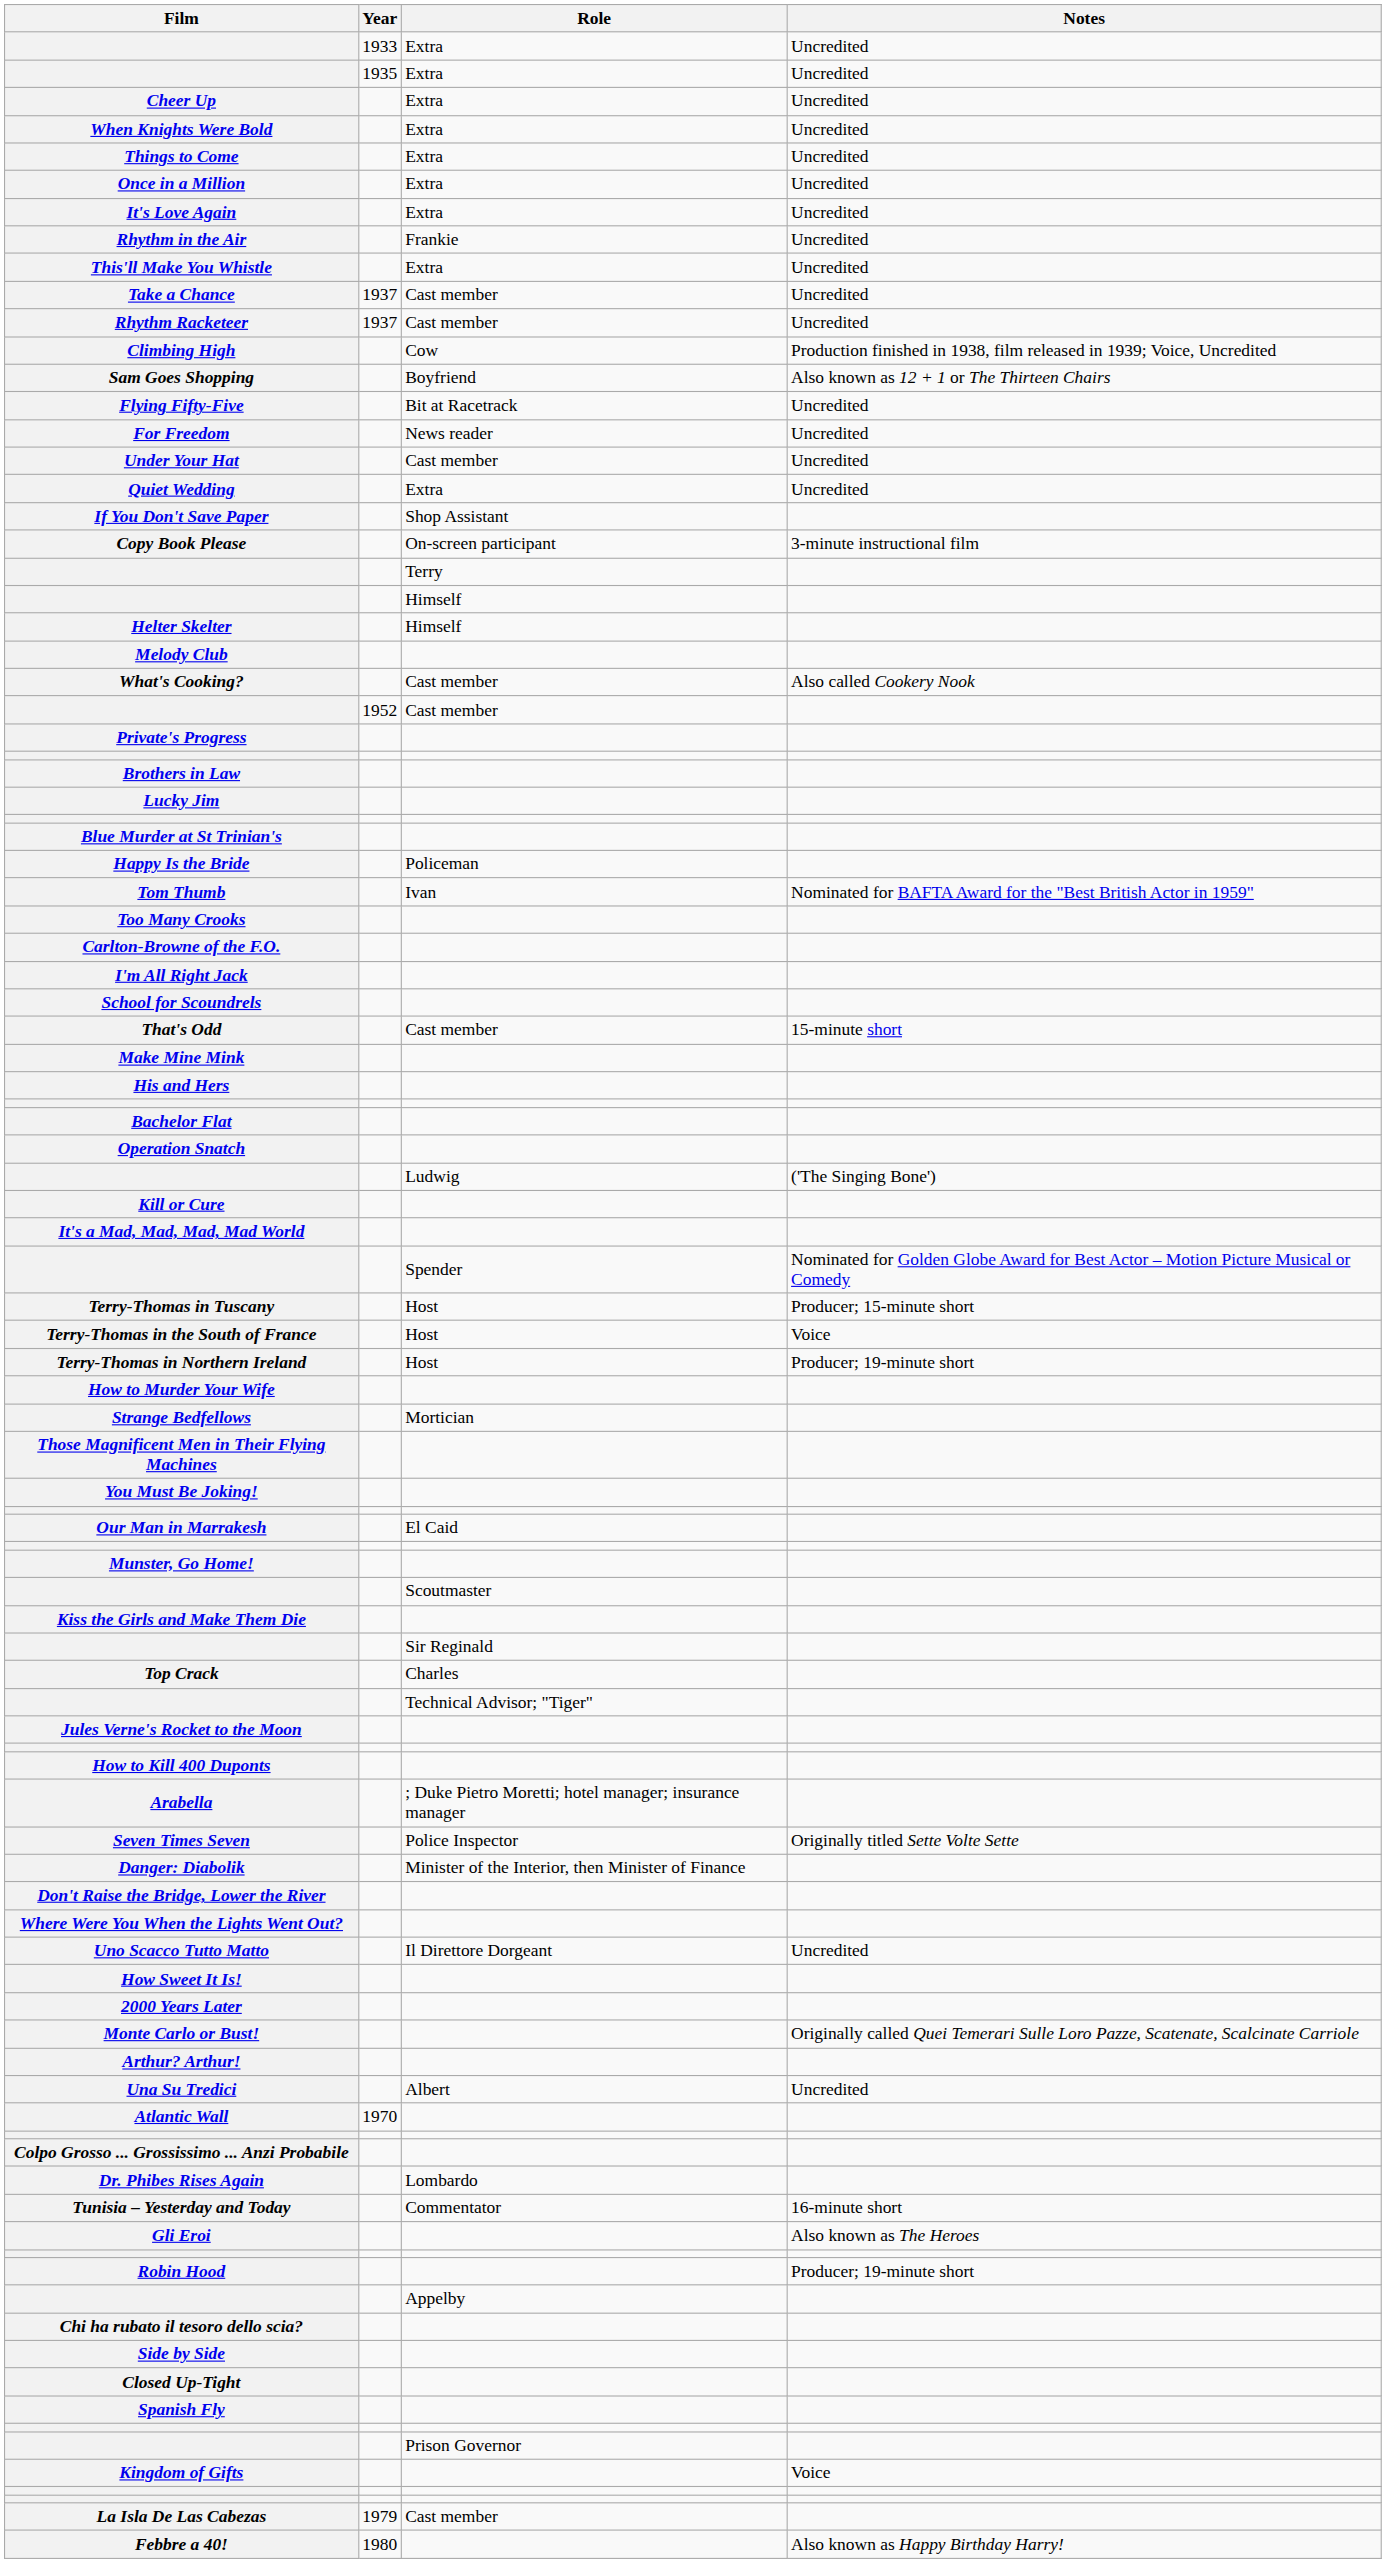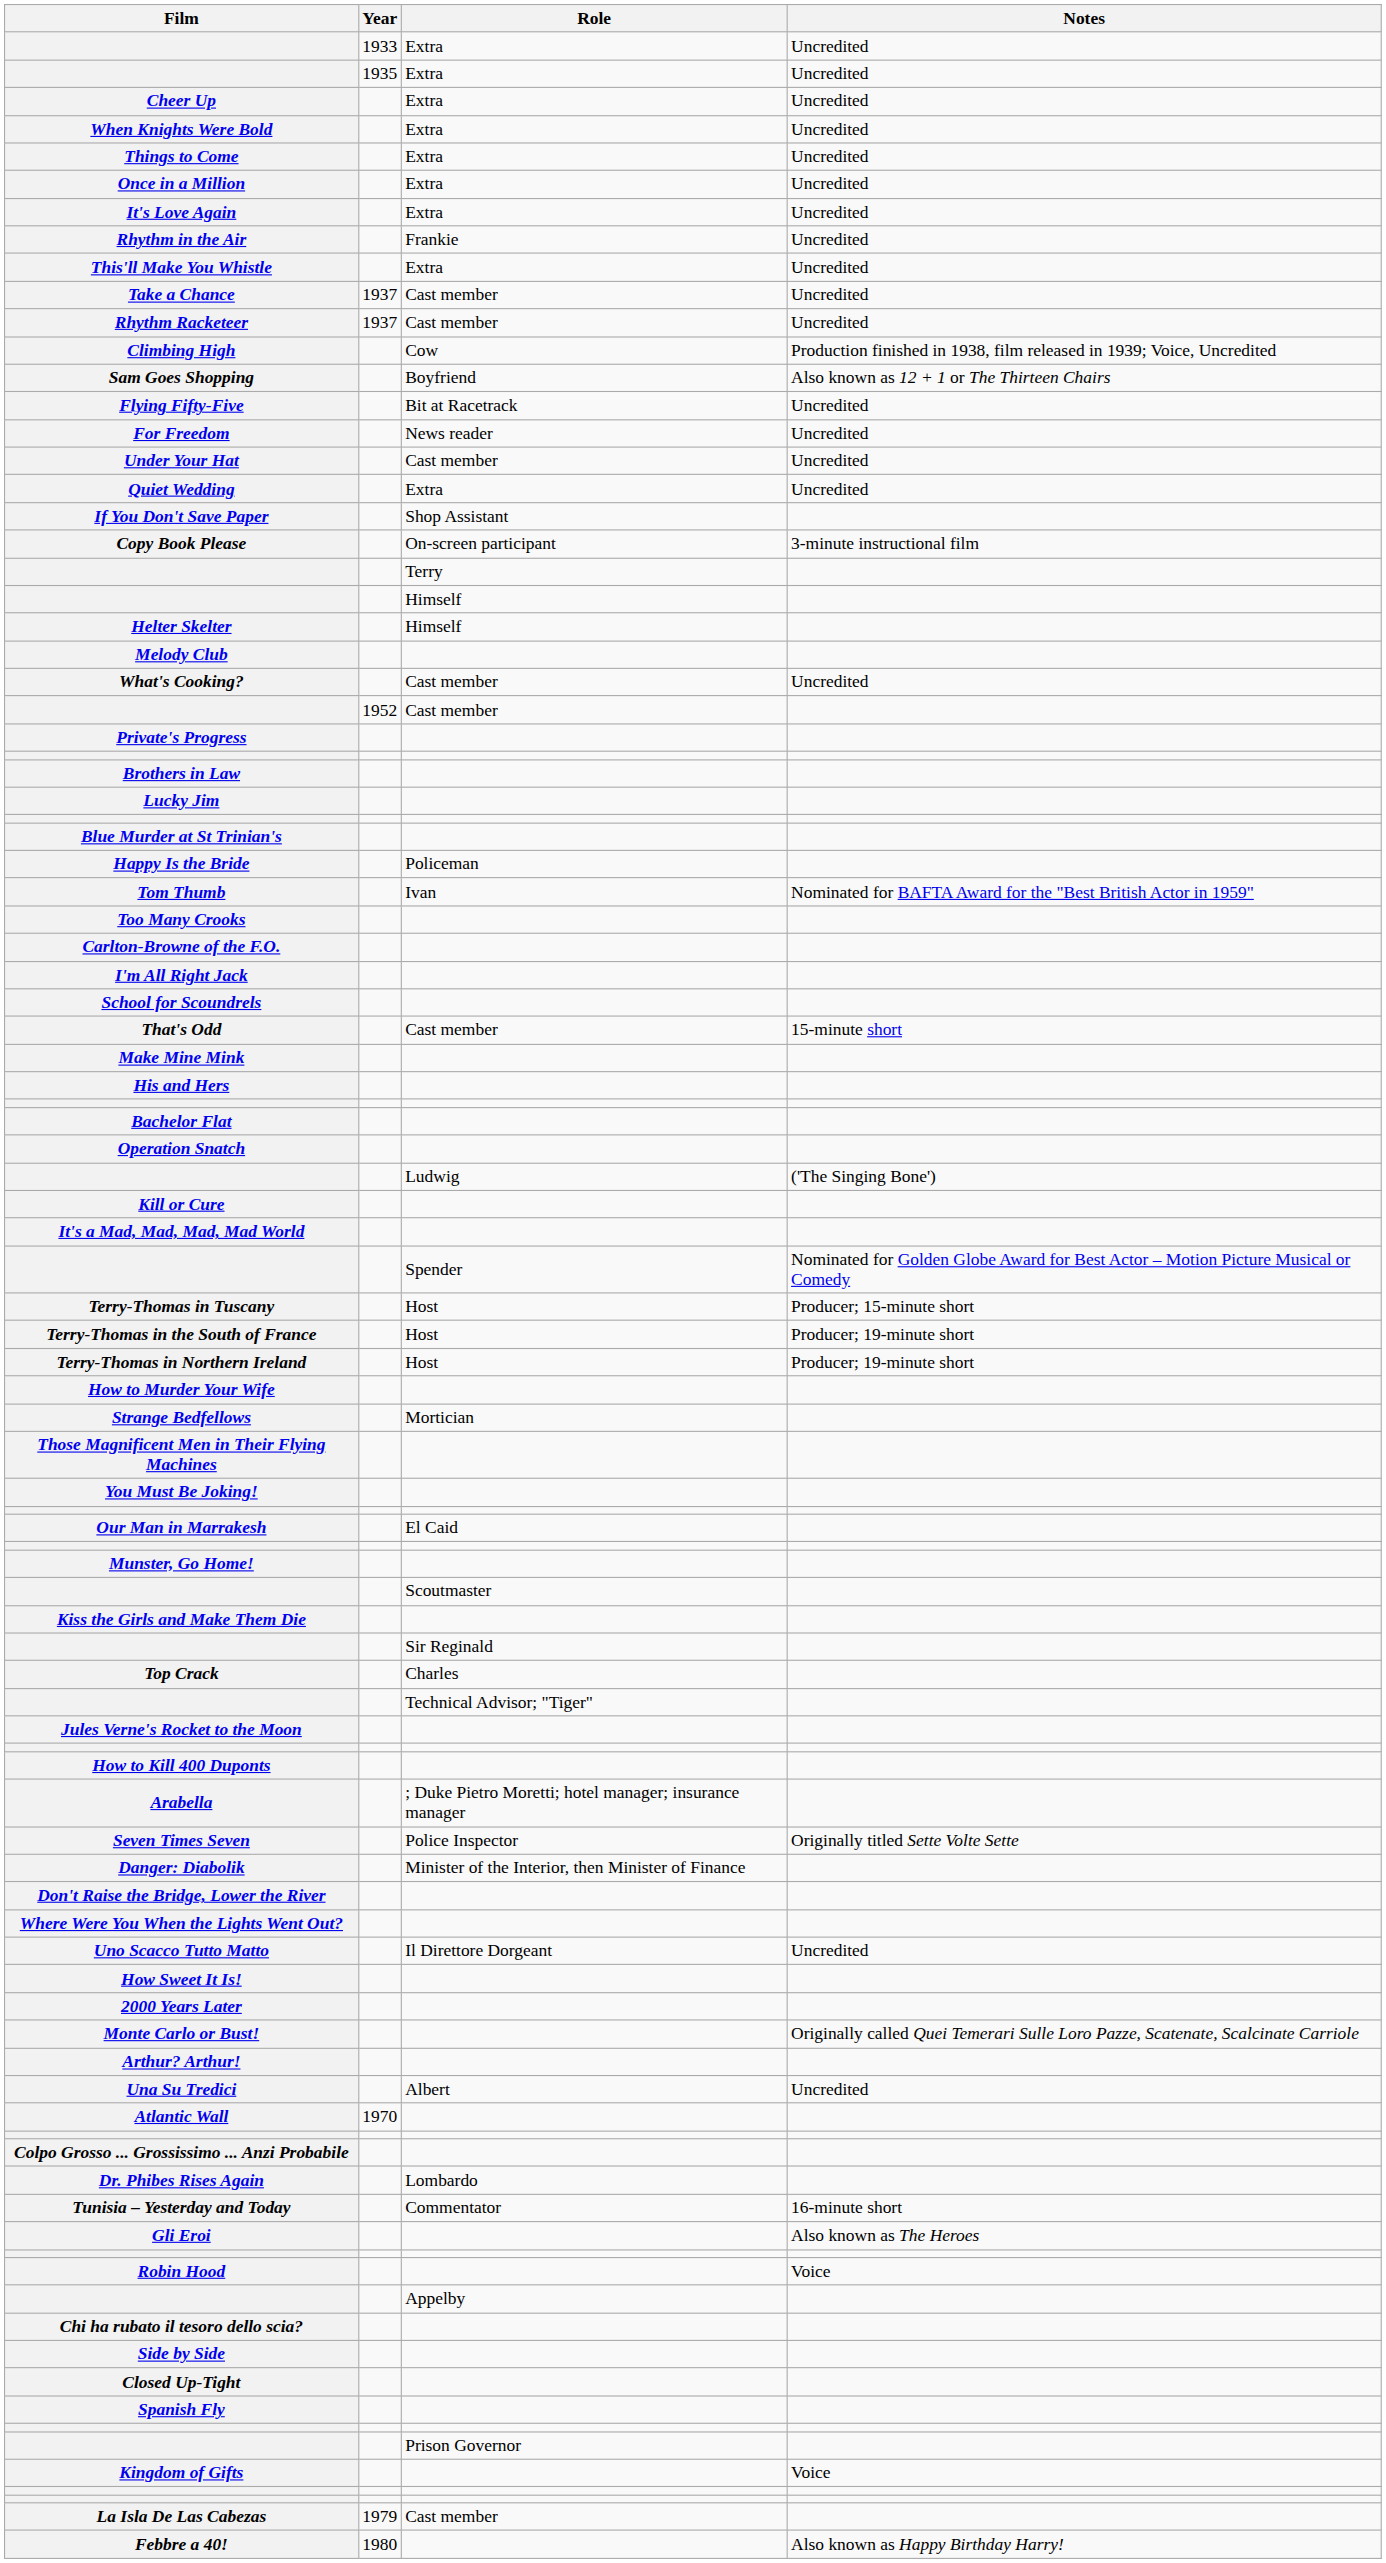(883, 682) Also called Cookery Nook -> (830, 682) Uncredited
(811, 1334) Voice -> (883, 1334) Producer; 19-minute short
(883, 2271) Producer; 19-minute short -> (811, 2271) Voice
